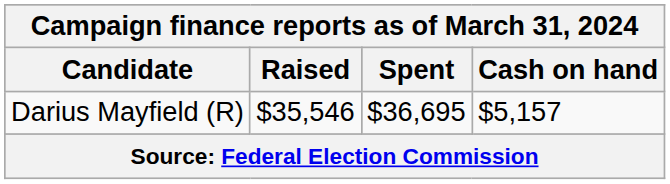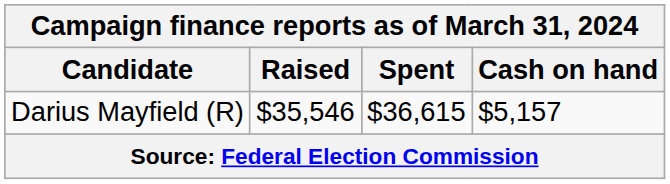(416, 112) $36,695 -> (416, 112) $36,615
